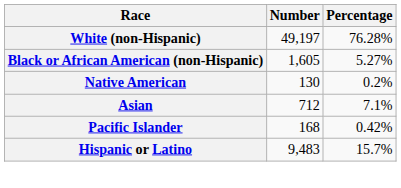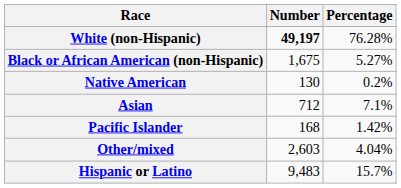(300, 37) normal -> (300, 37) bold
(304, 60) 1,605 -> (304, 60) 1,675
(374, 127) 0.42% -> (374, 127) 1.42%
+ row: (135, 149)
